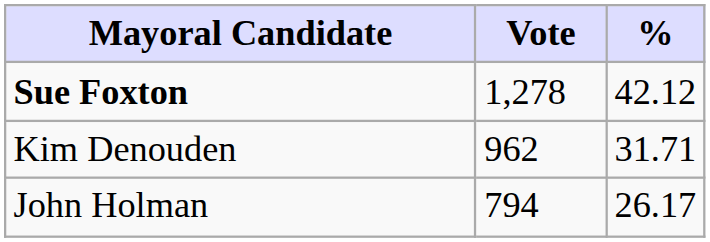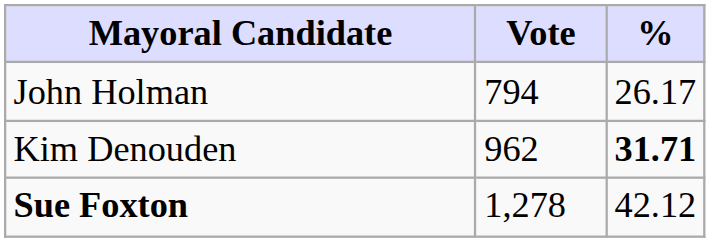rows swapped: (101, 90) <-> (111, 206)
(655, 148) normal -> (655, 148) bold
